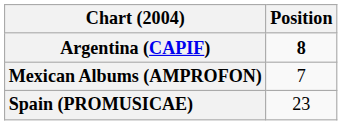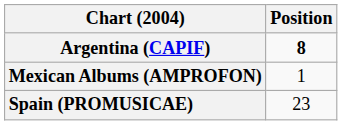(301, 76) 7 -> (301, 76) 1
